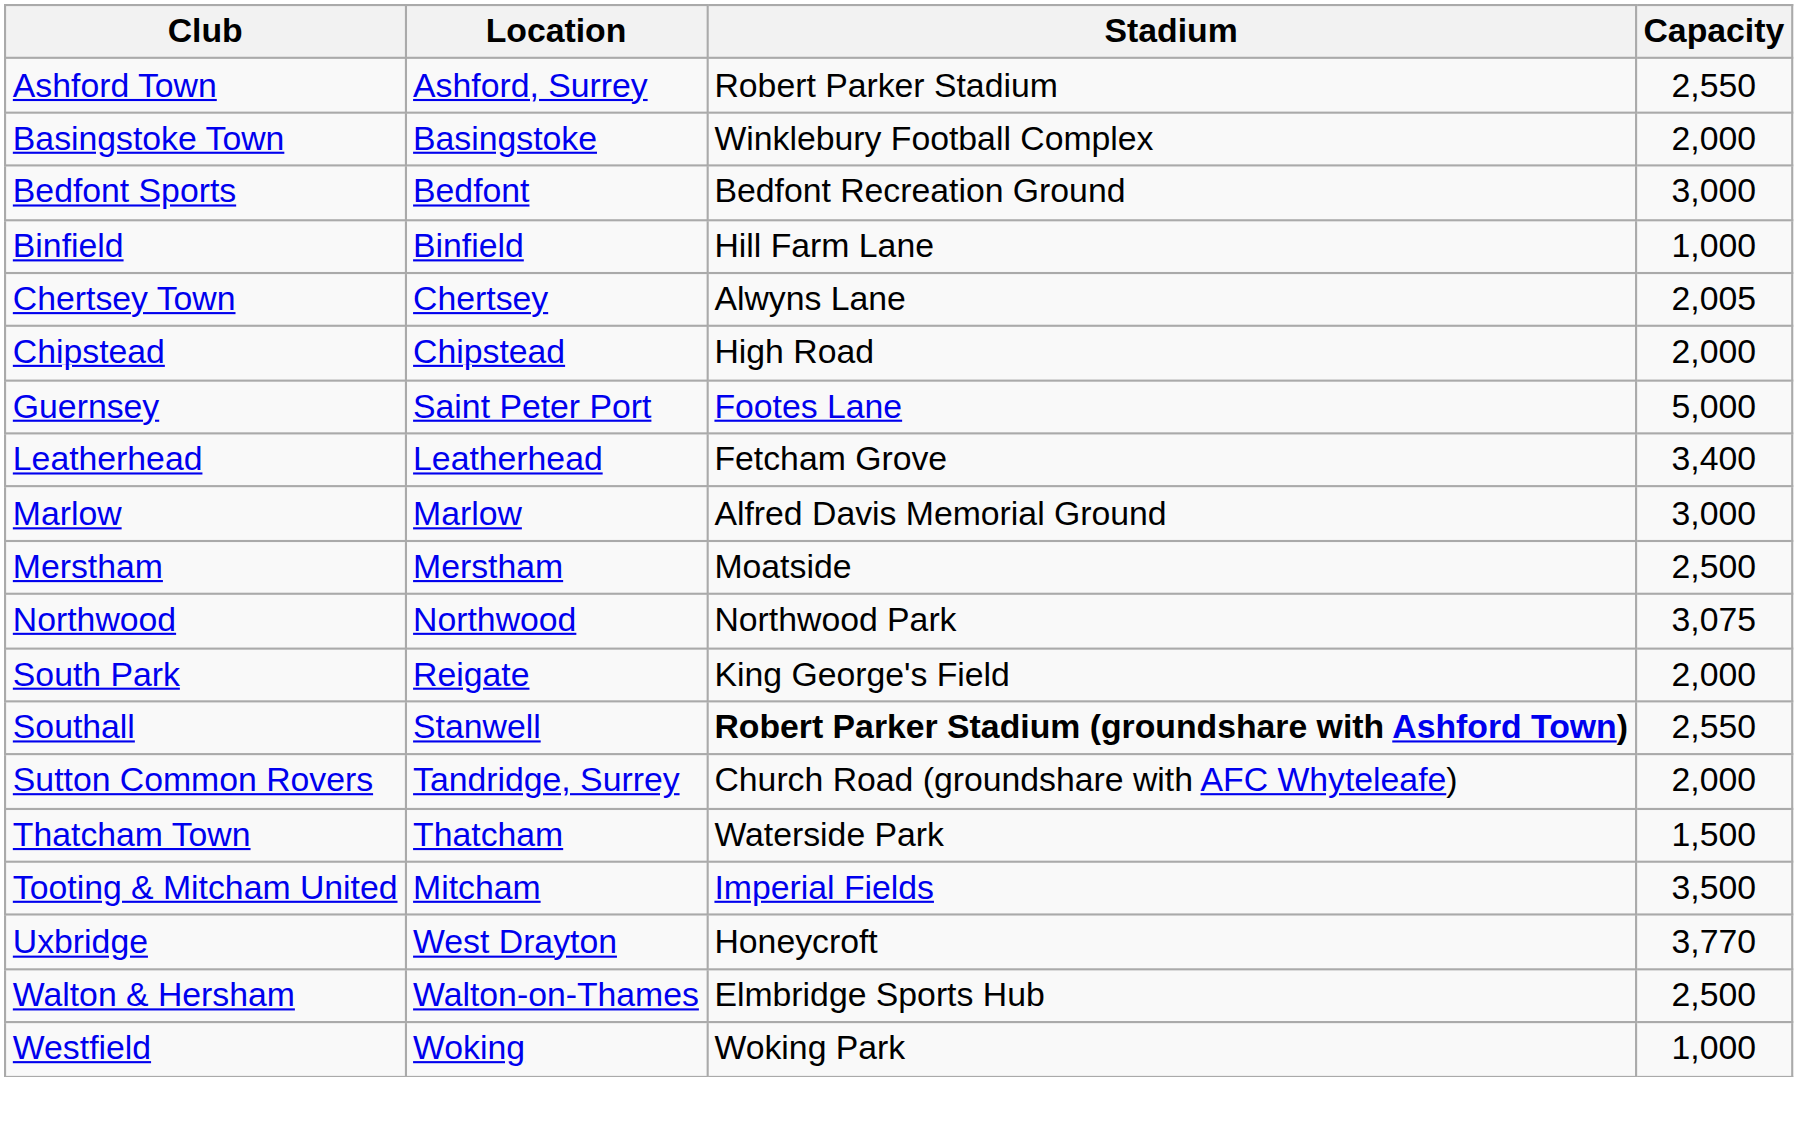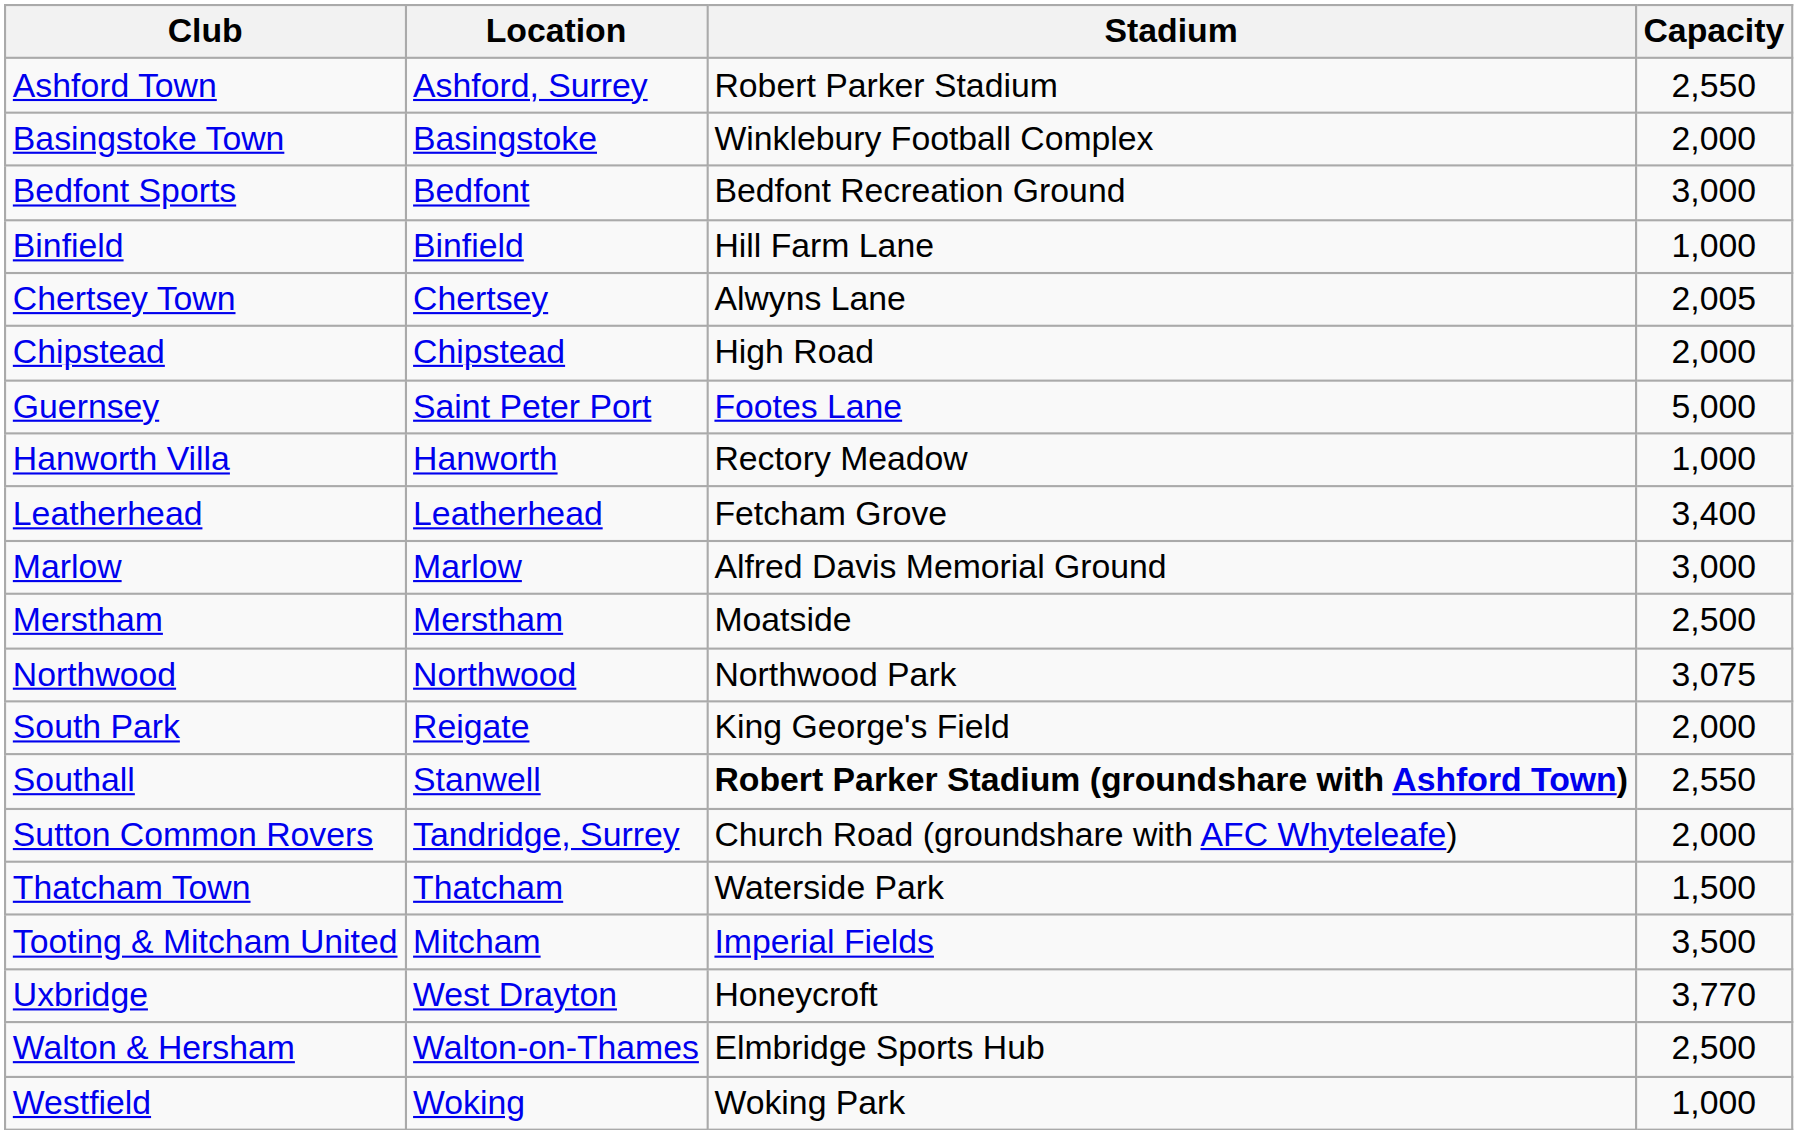+ row: (121, 459)
